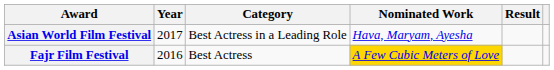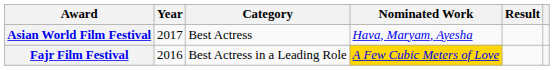(268, 34) Best Actress in a Leading Role -> (220, 34) Best Actress
(220, 55) Best Actress -> (268, 55) Best Actress in a Leading Role
